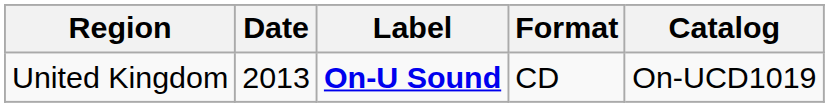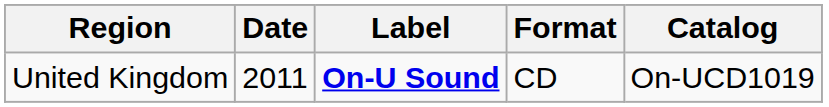(276, 76) 2013 -> (275, 76) 2011
